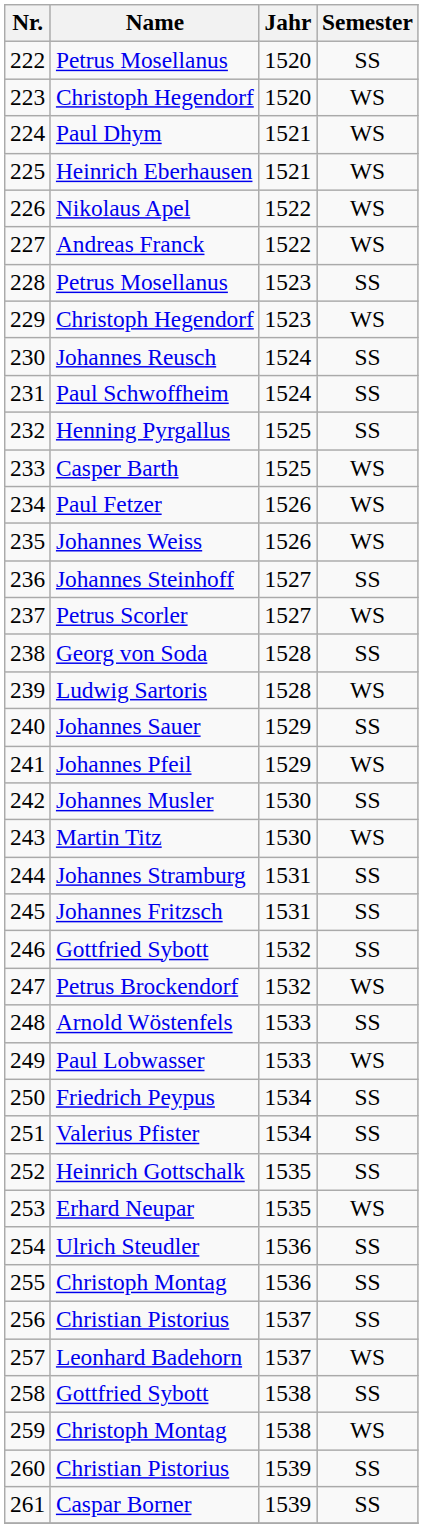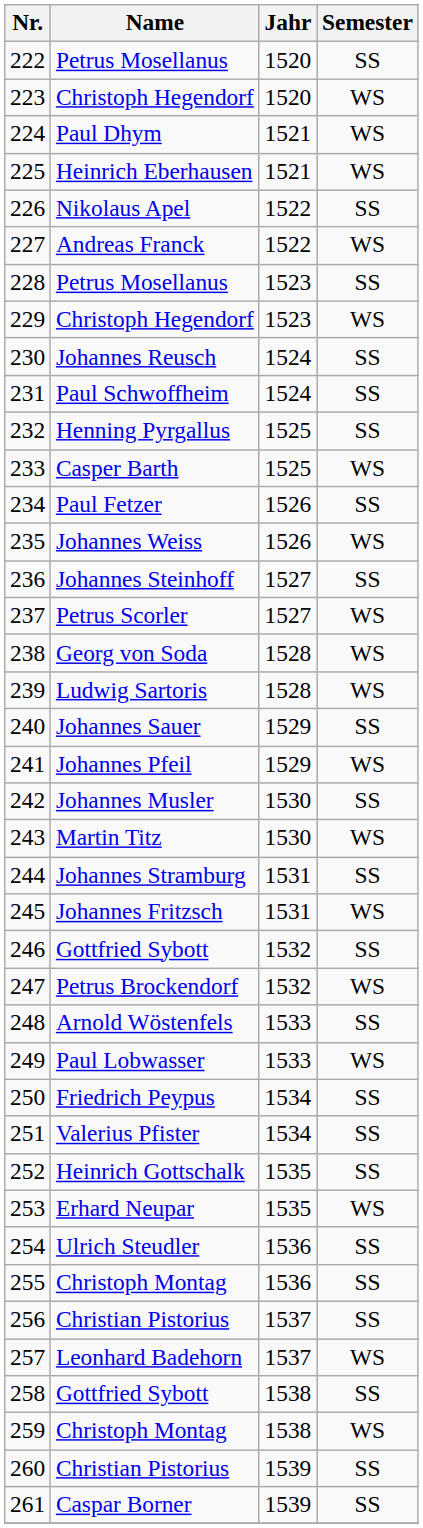(367, 208) WS -> (367, 208) SS
(367, 504) WS -> (367, 504) SS
(367, 652) SS -> (367, 652) WS
(367, 912) SS -> (367, 912) WS
